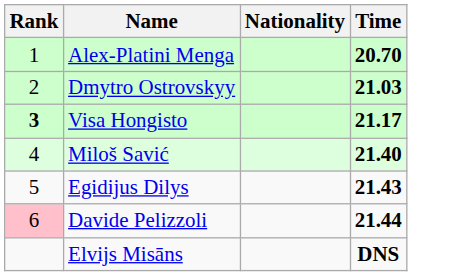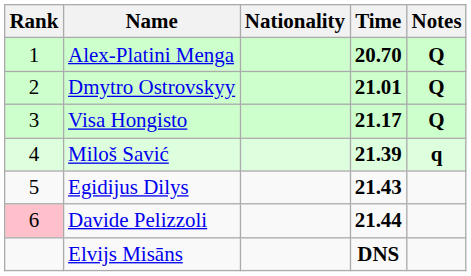+ column: (437, 21)
(378, 87) 21.03 -> (378, 87) 21.01
(34, 120) bold -> (34, 120) normal
(378, 154) 21.40 -> (378, 154) 21.39
